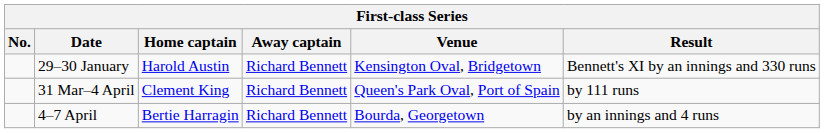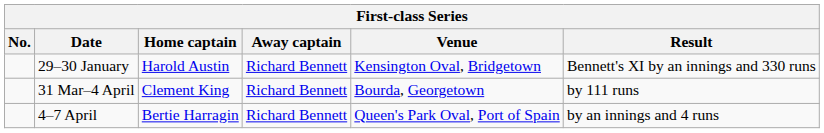(457, 90) Queen's Park Oval, Port of Spain -> (419, 90) Bourda, Georgetown
(419, 115) Bourda, Georgetown -> (457, 115) Queen's Park Oval, Port of Spain
